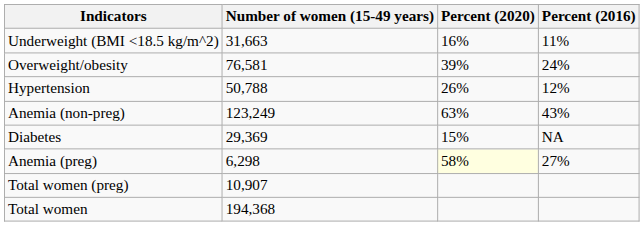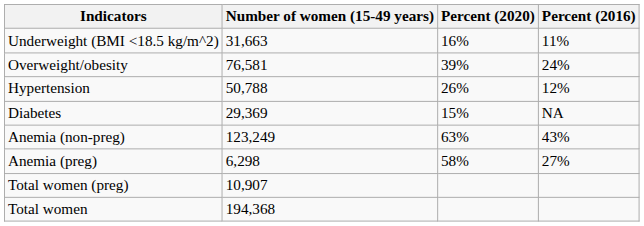rows swapped: (35, 137) <-> (66, 112)
(455, 161) lightyellow background -> (455, 161) no background
